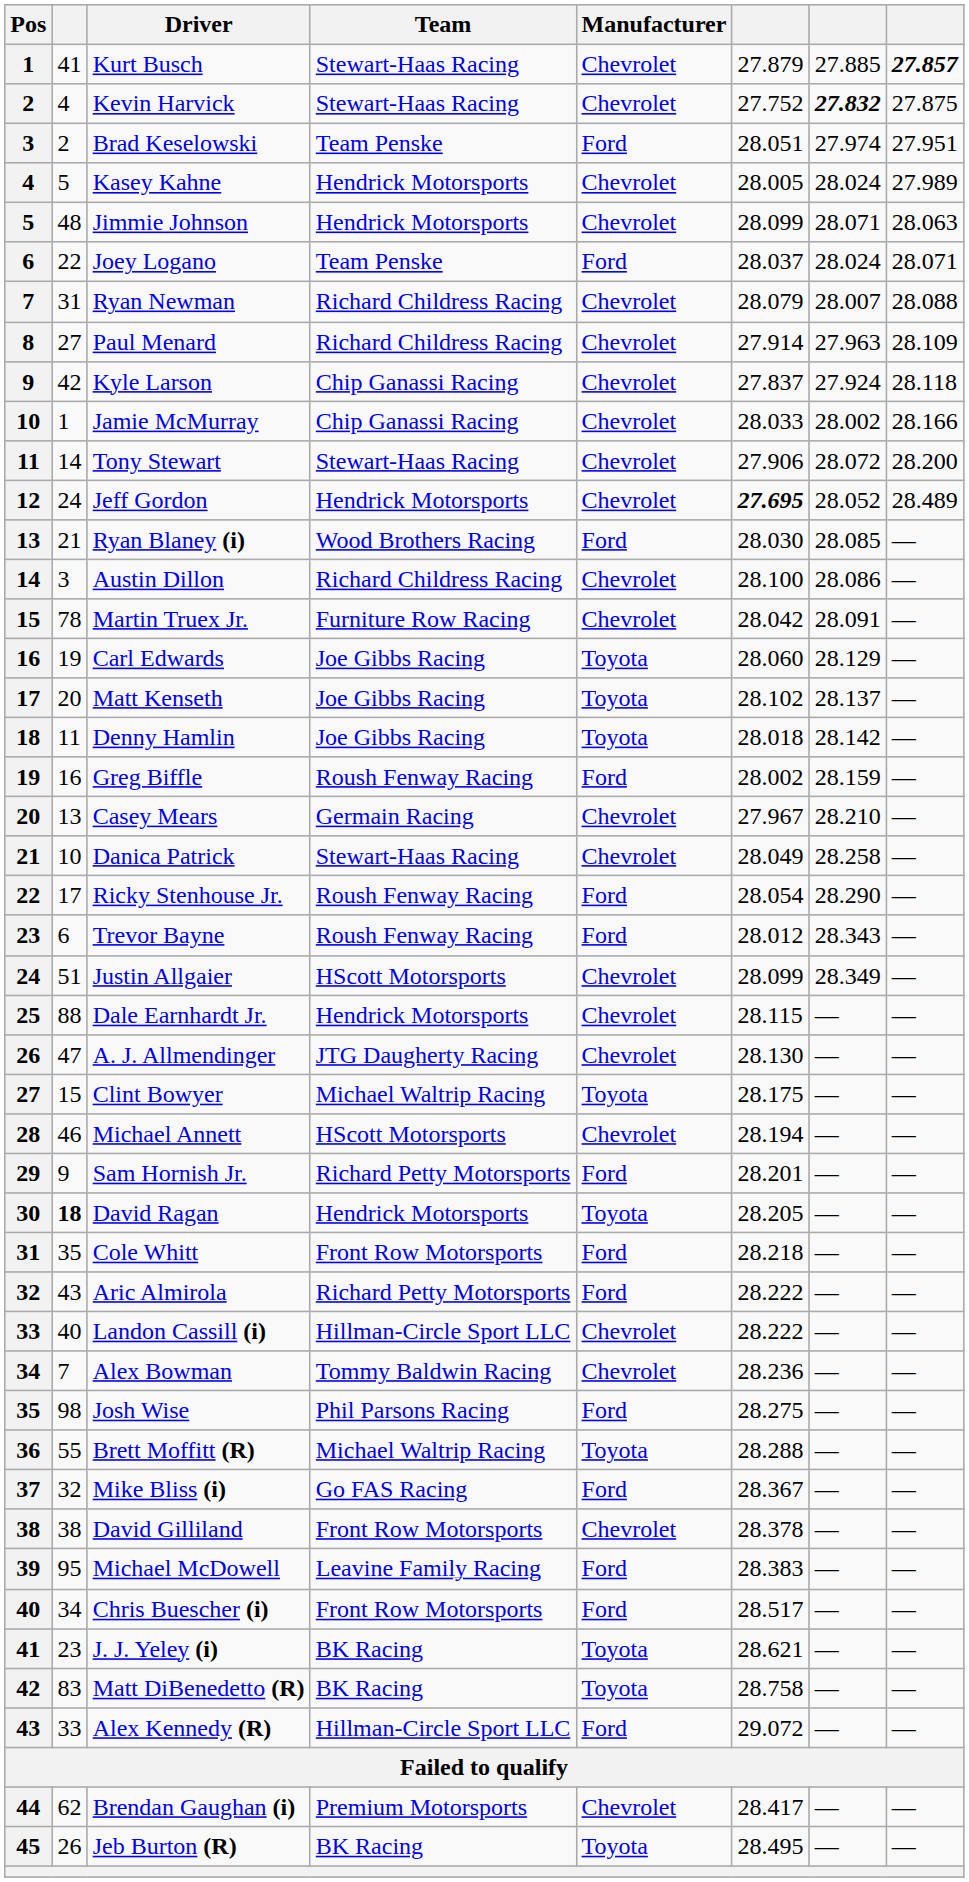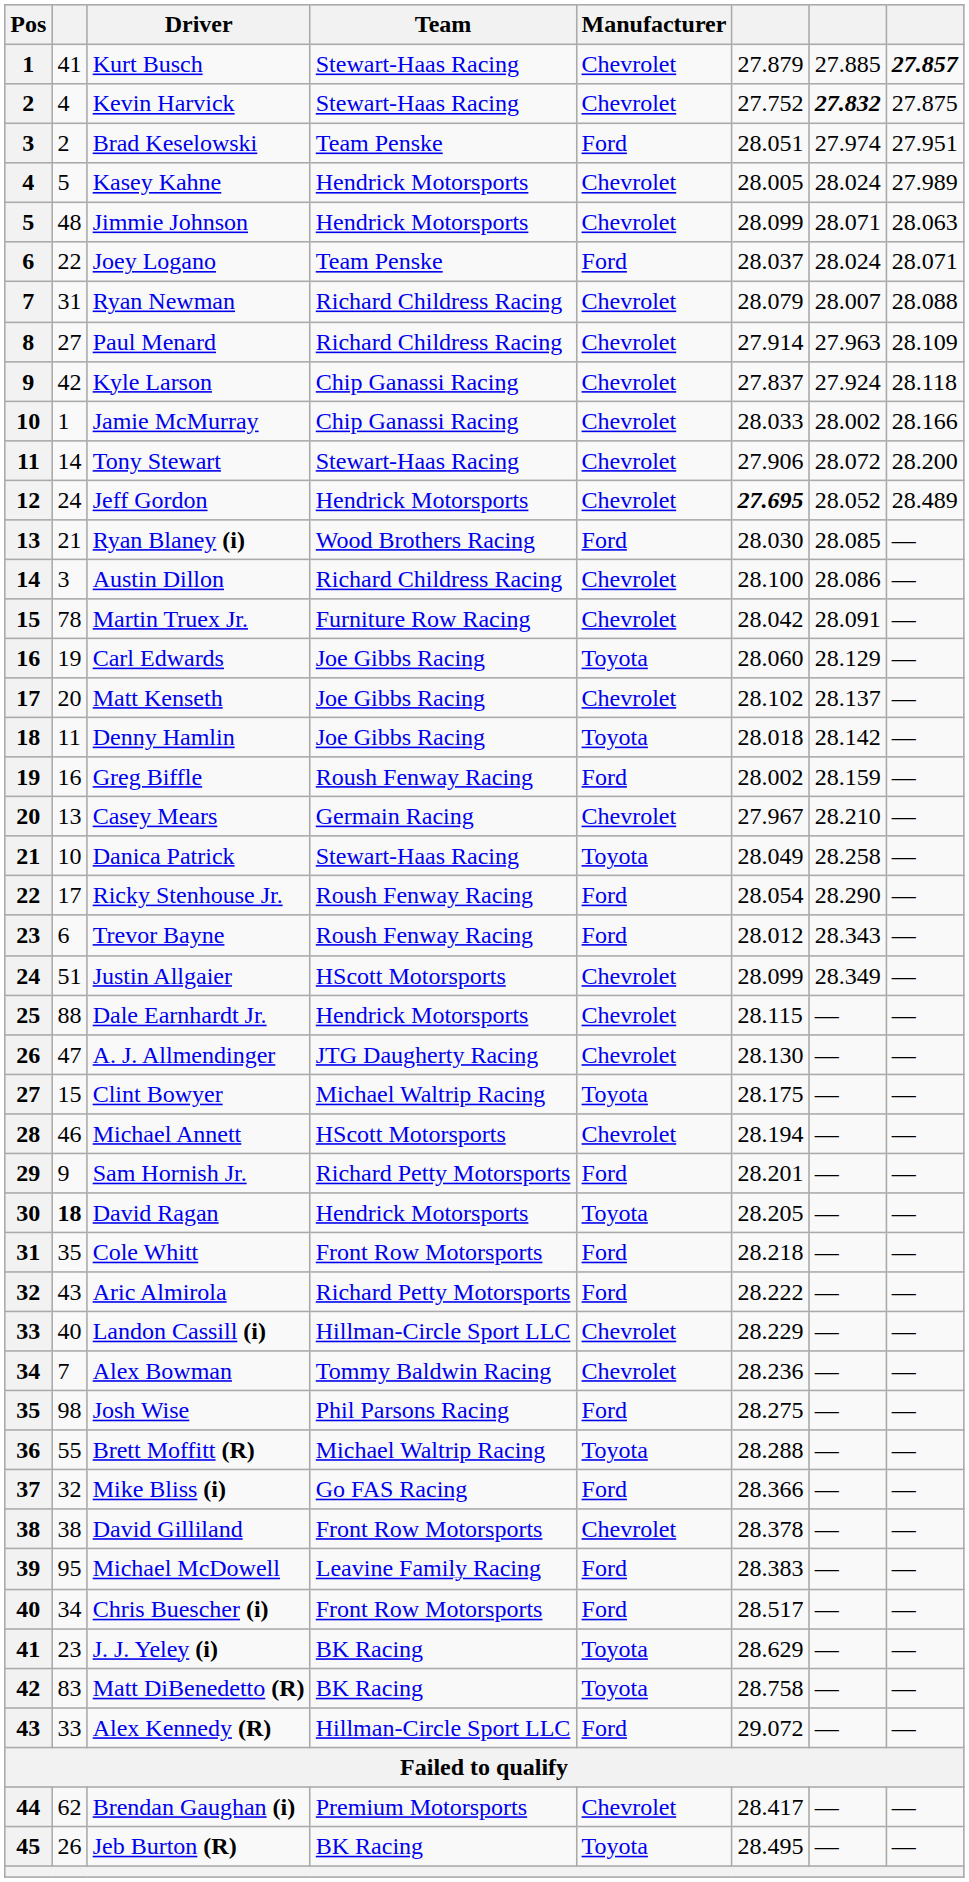(615, 697) Toyota -> (629, 697) Chevrolet
(629, 856) Chevrolet -> (615, 856) Toyota
(771, 1331) 28.222 -> (771, 1331) 28.229
(771, 1489) 28.367 -> (771, 1489) 28.366
(771, 1648) 28.621 -> (771, 1648) 28.629
